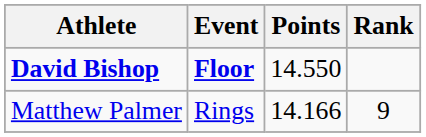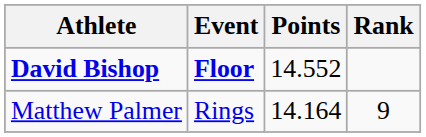(306, 68) 14.550 -> (306, 68) 14.552
(306, 111) 14.166 -> (306, 111) 14.164
